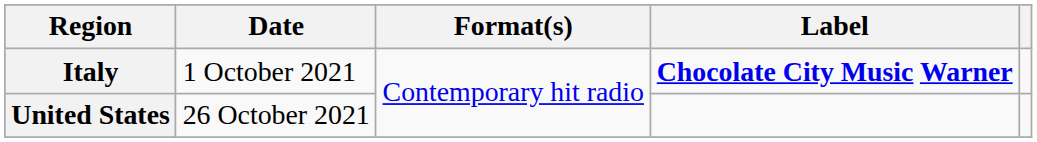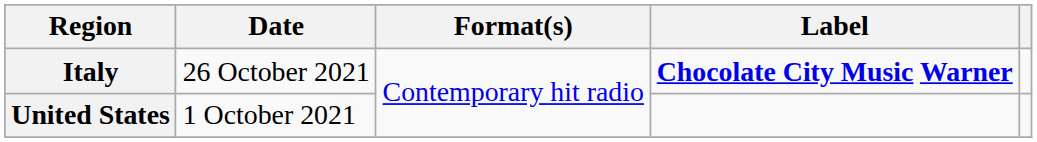(269, 70) 1 October 2021 -> (276, 70) 26 October 2021
(276, 114) 26 October 2021 -> (269, 114) 1 October 2021
